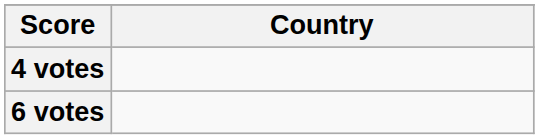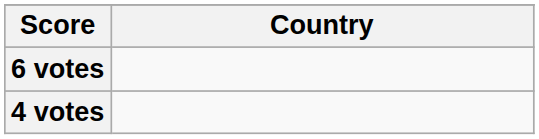rows swapped: (58, 111) <-> (58, 68)
